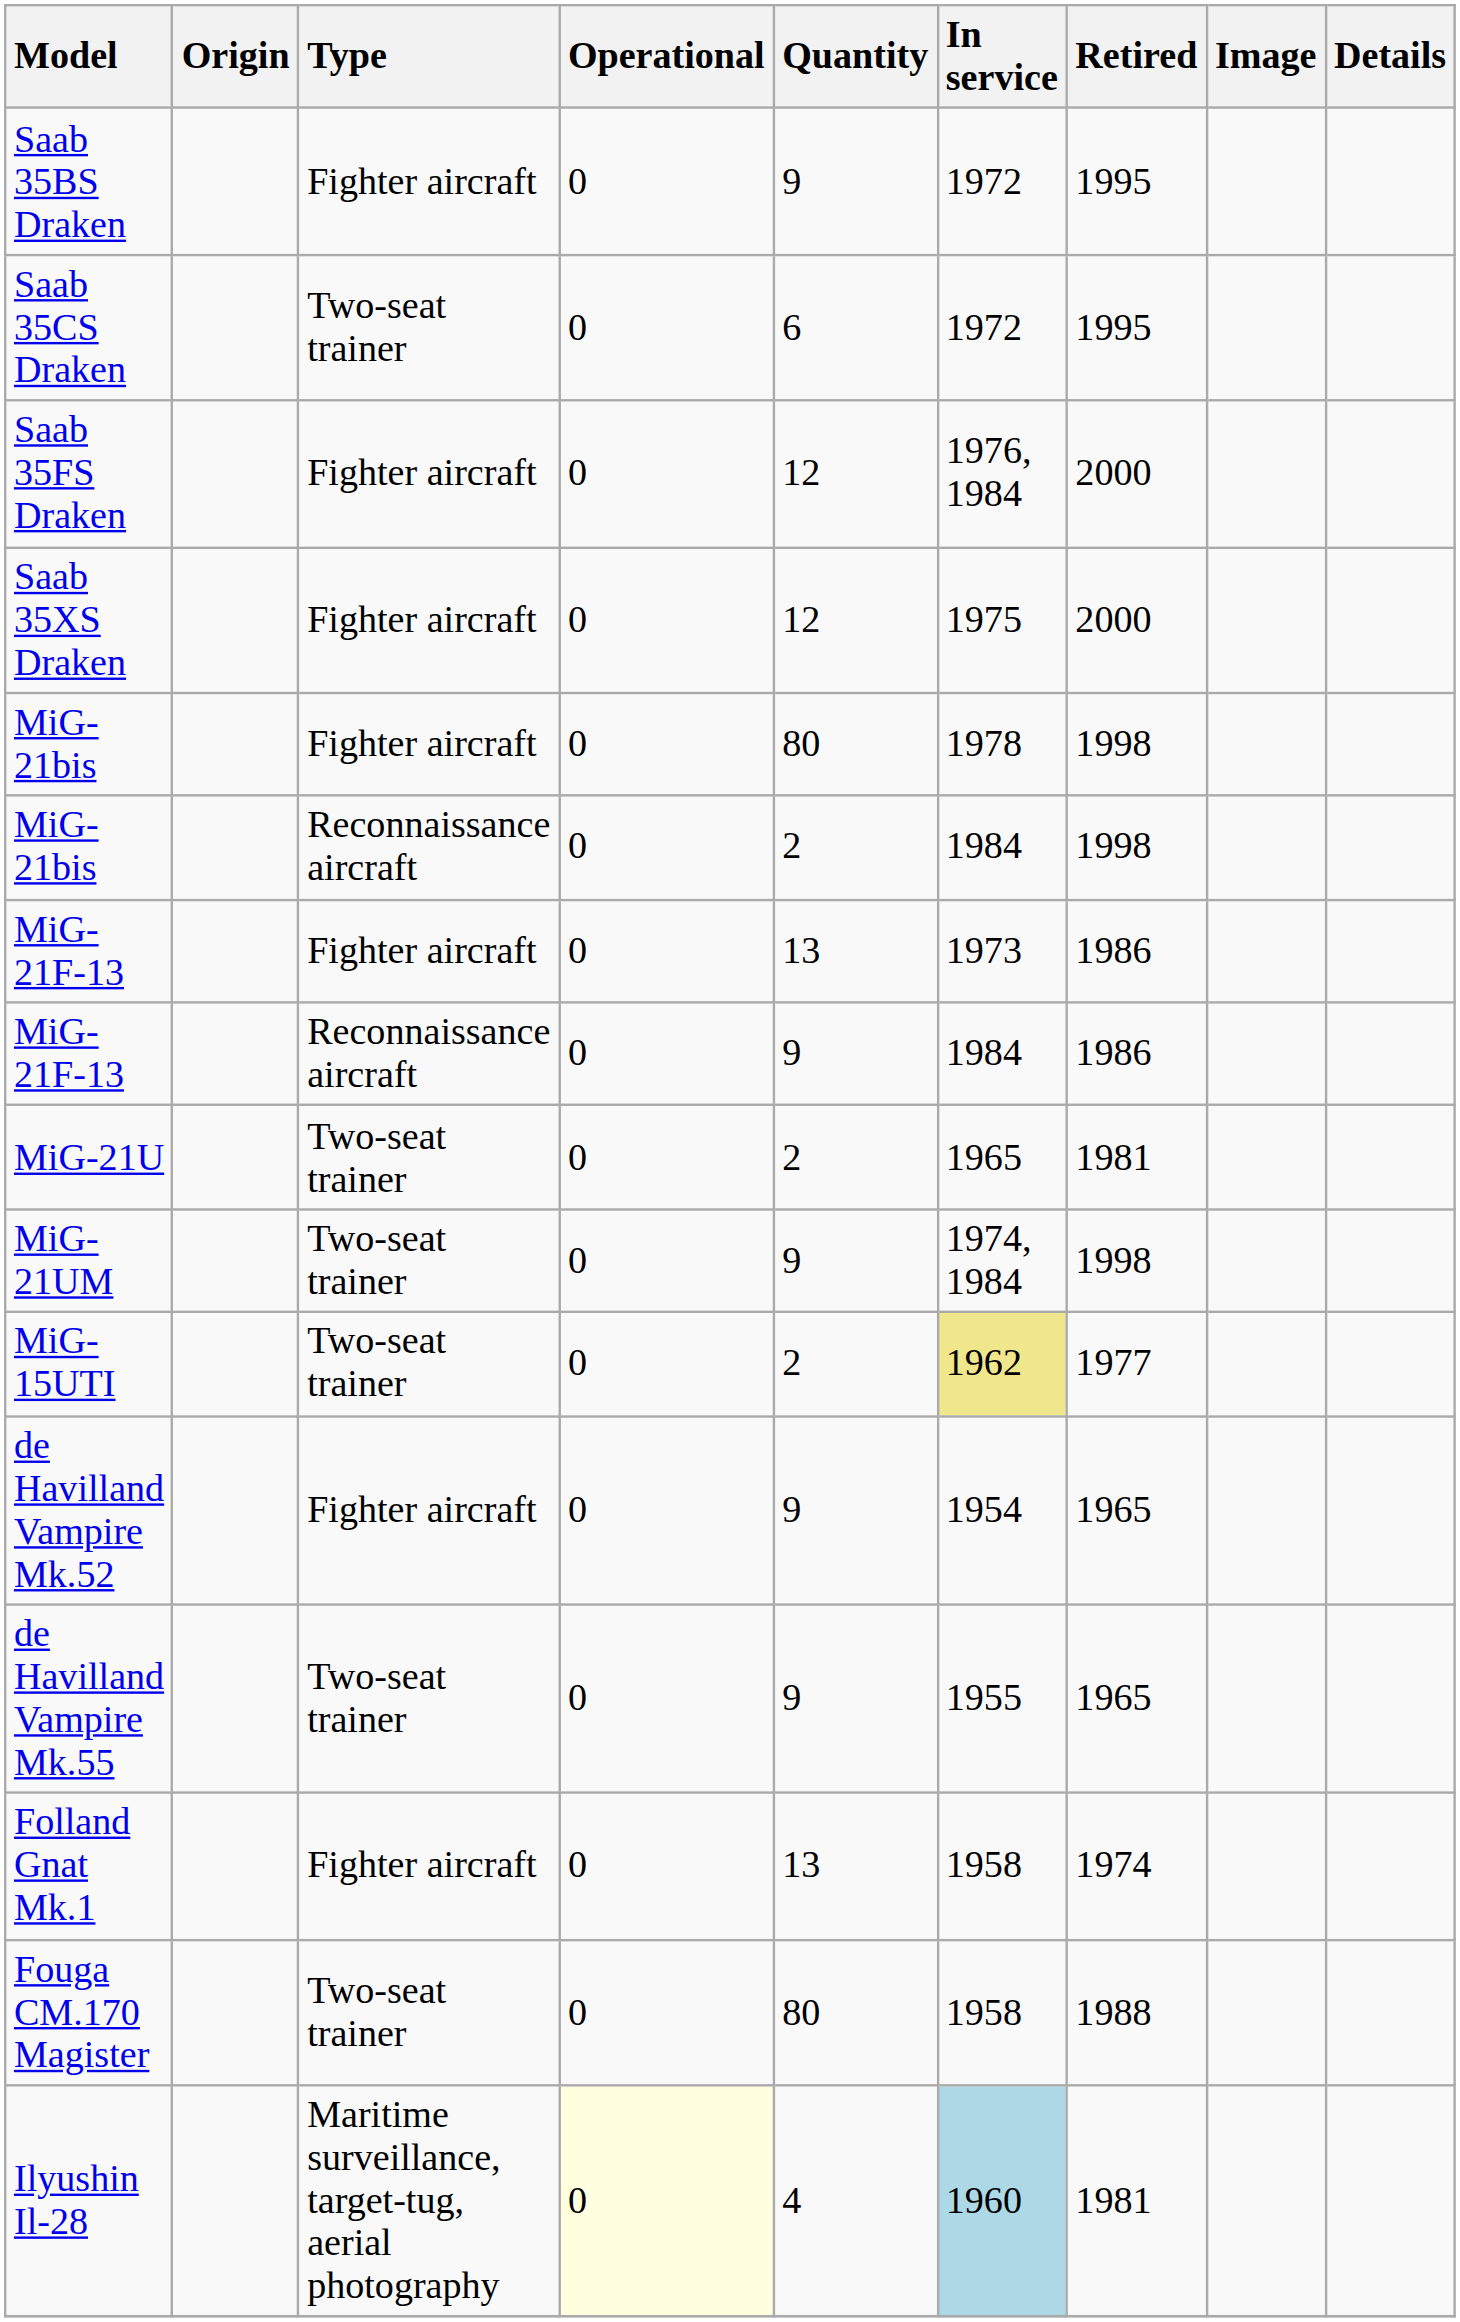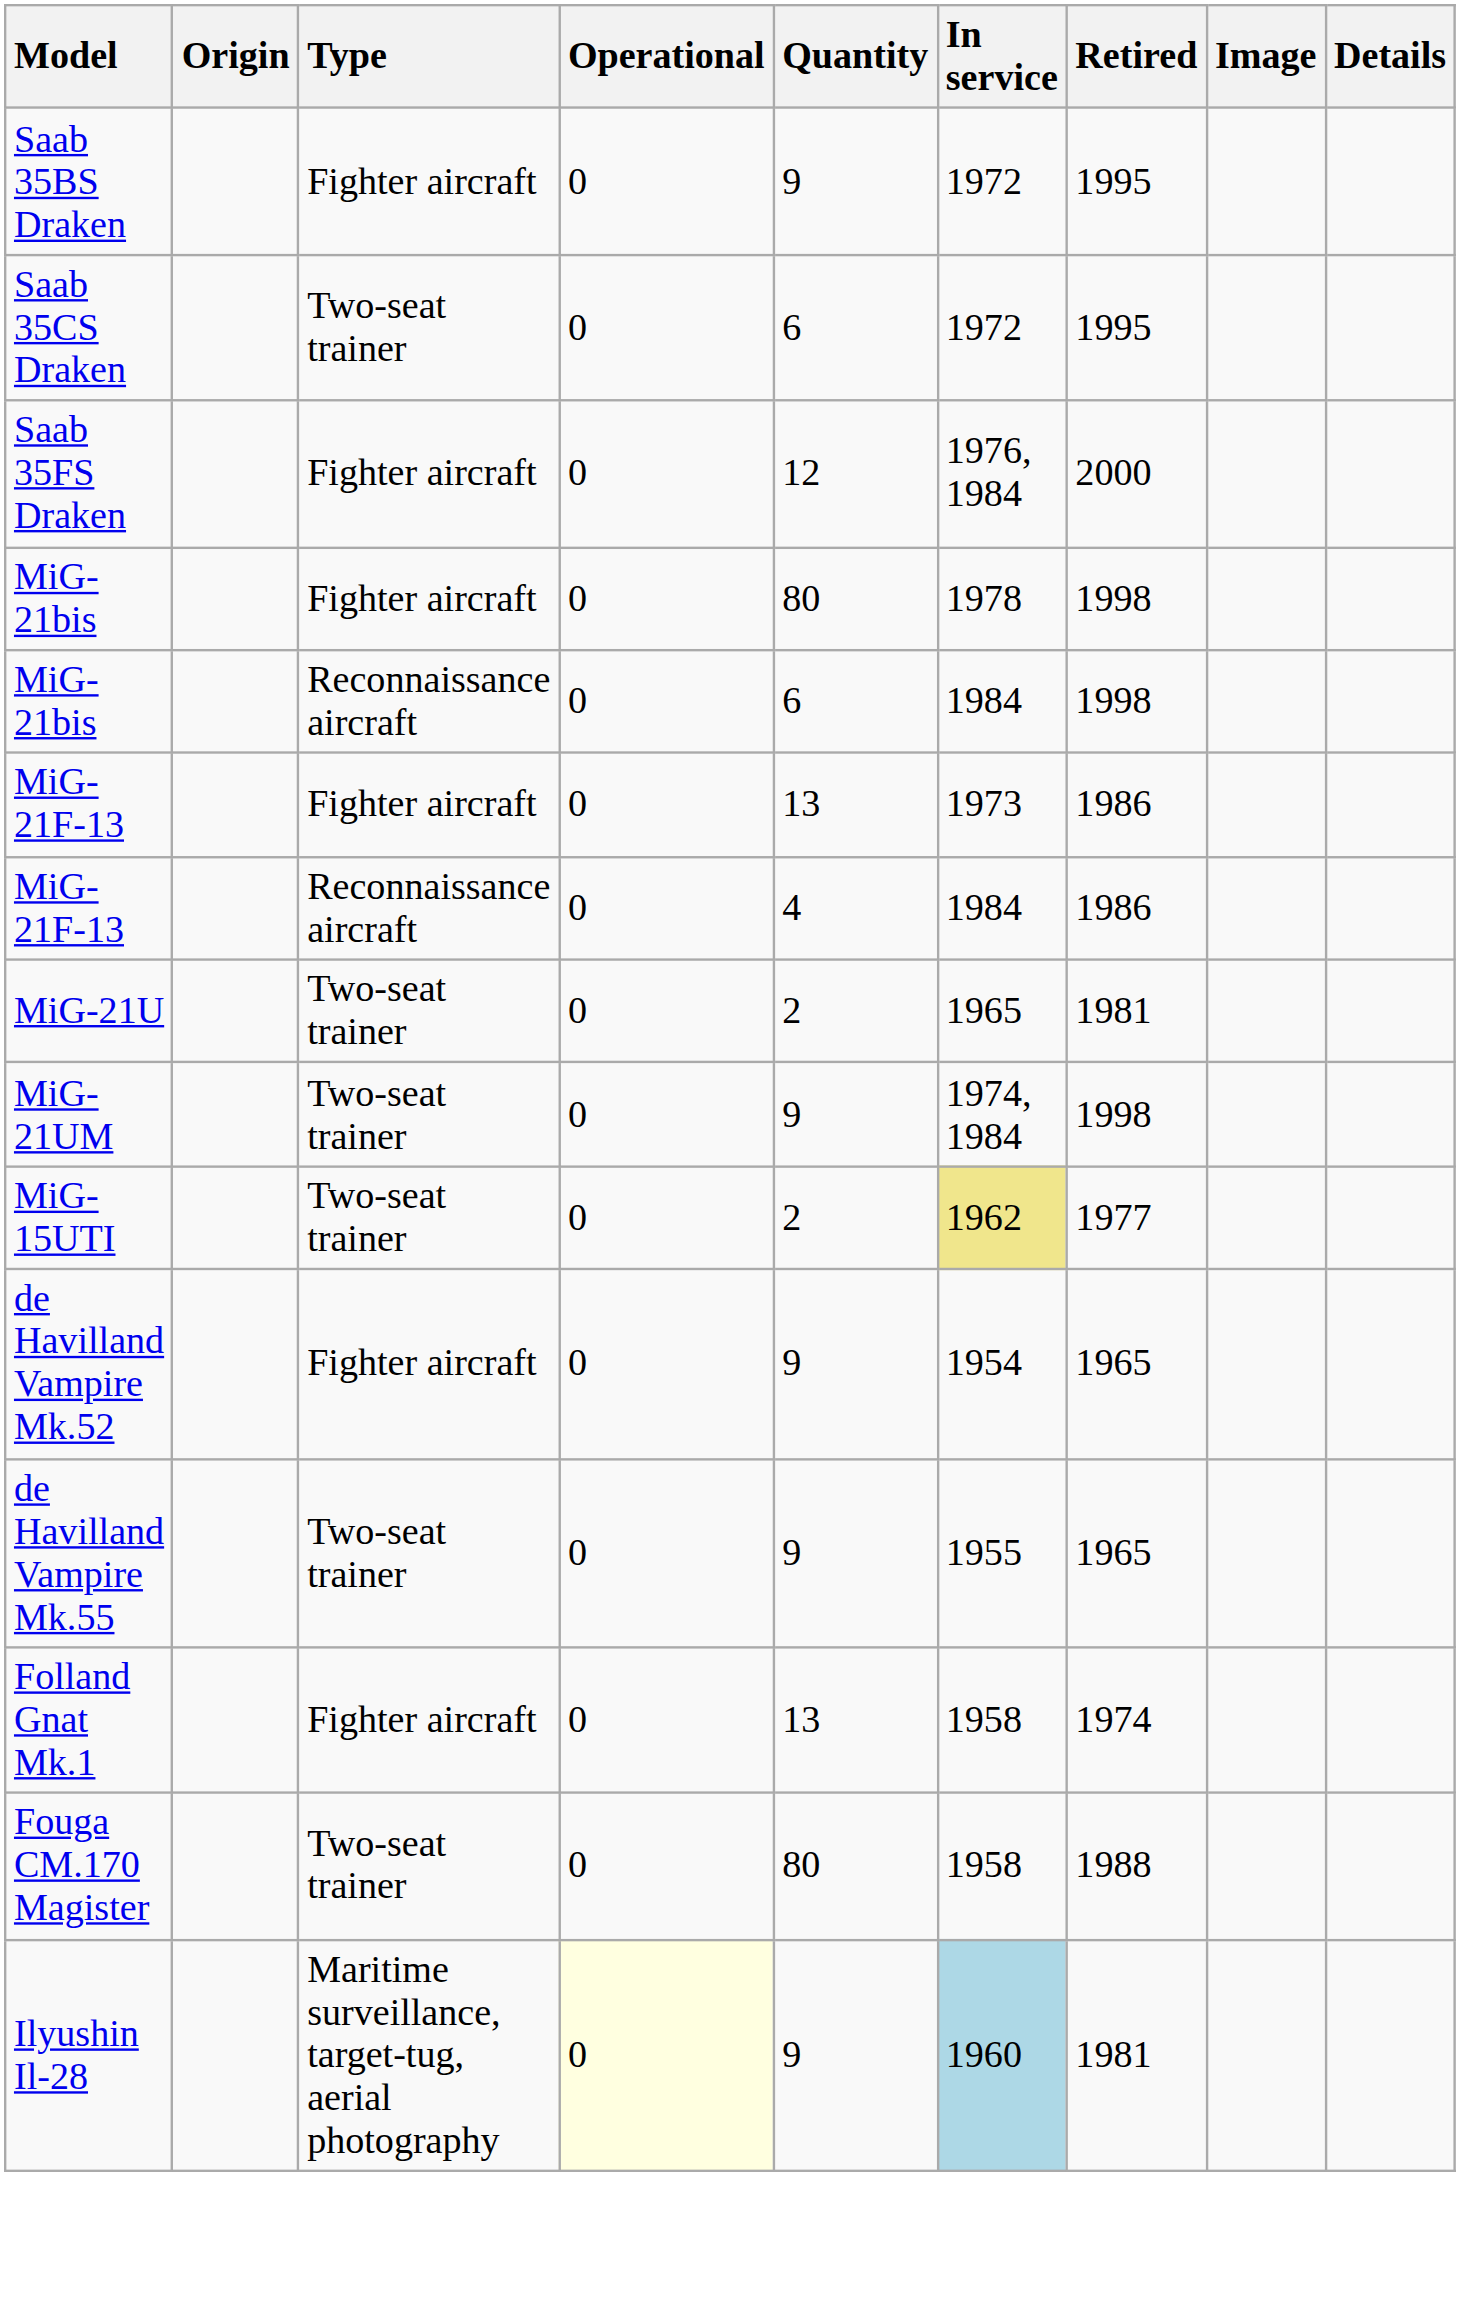- row: (70, 618)
(792, 846) 2 -> (792, 700) 6
(792, 1053) 9 -> (792, 907) 4
(792, 2200) 4 -> (792, 2054) 9
